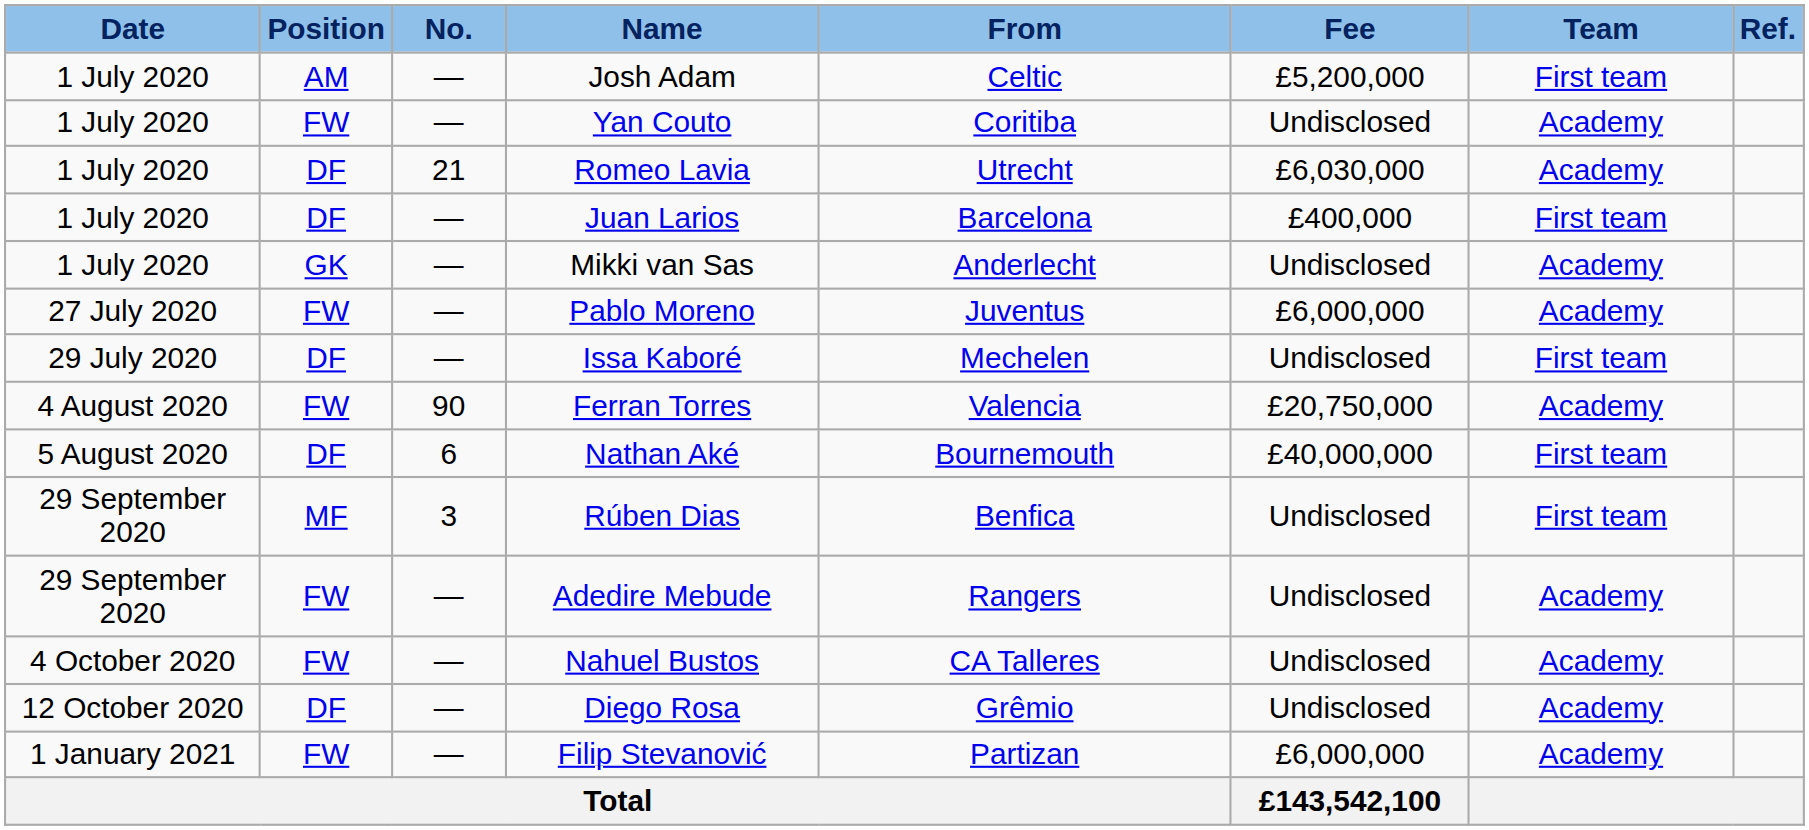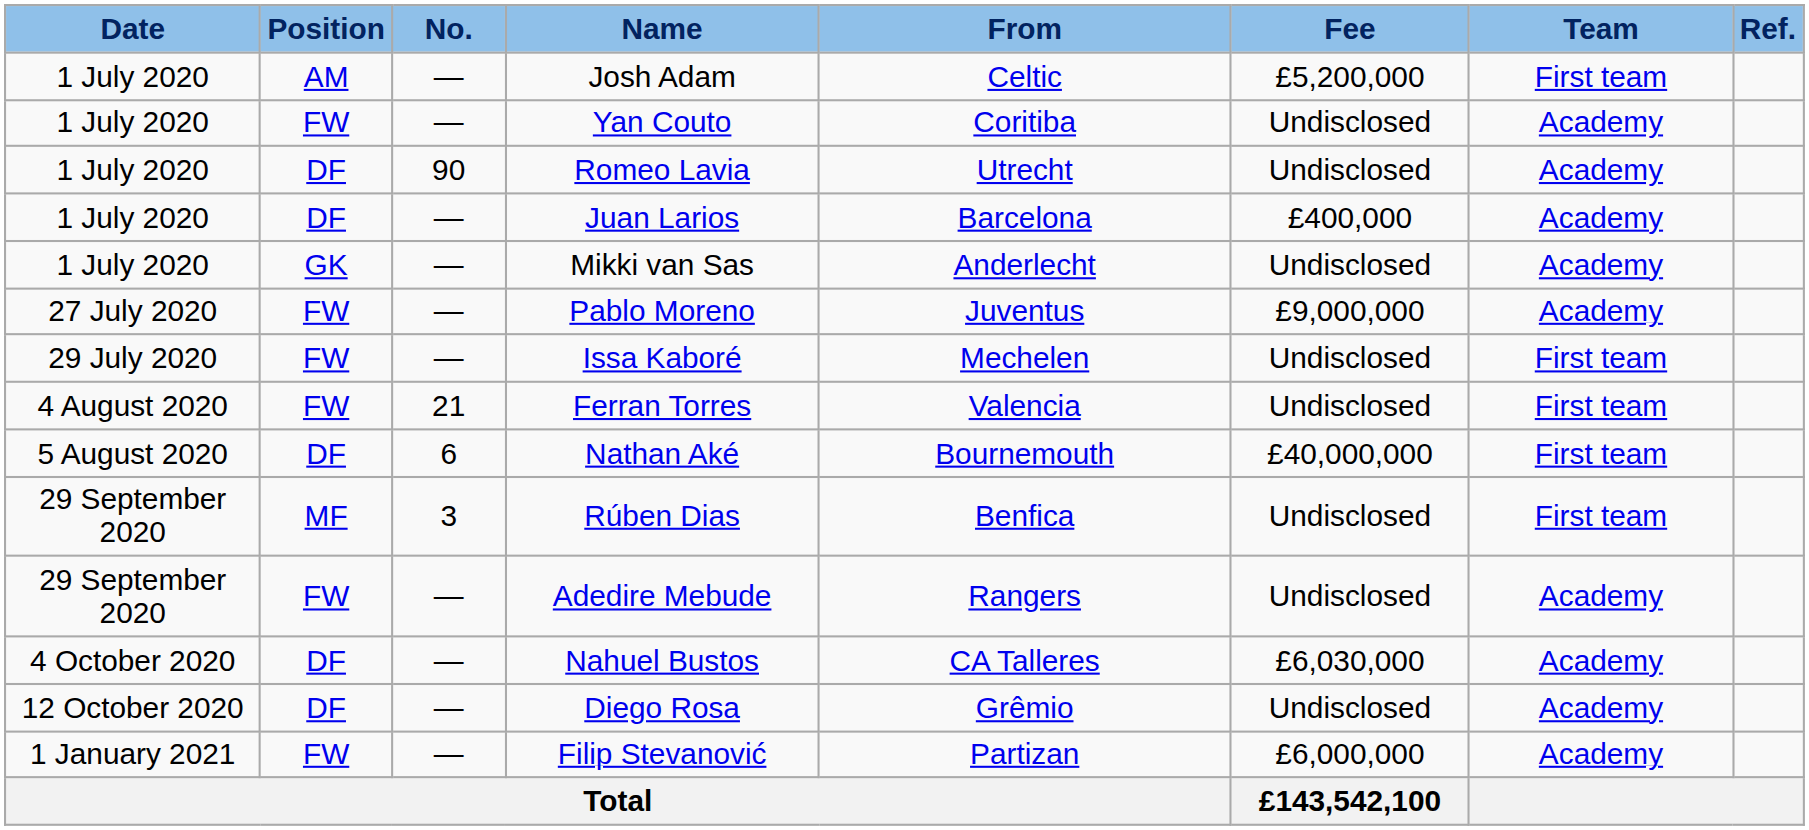(449, 170) 21 -> (449, 170) 90
(1350, 170) £6,030,000 -> (1350, 170) Undisclosed
(1601, 217) First team -> (1601, 217) Academy
(1350, 312) £6,000,000 -> (1350, 312) £9,000,000
(326, 359) DF -> (326, 359) FW
(449, 406) 90 -> (449, 406) 21
(1350, 406) £20,750,000 -> (1350, 406) Undisclosed
(1601, 406) Academy -> (1601, 406) First team
(326, 660) FW -> (326, 660) DF
(1350, 660) Undisclosed -> (1350, 660) £6,030,000
